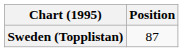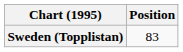(152, 36) 87 -> (152, 36) 83
